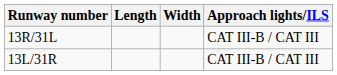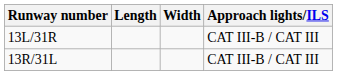rows swapped: (32, 37) <-> (32, 59)
